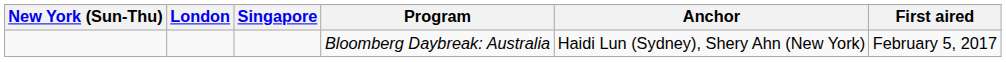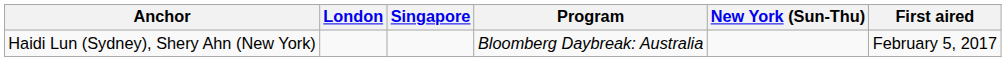columns swapped: (85, 17) <-> (711, 17)
